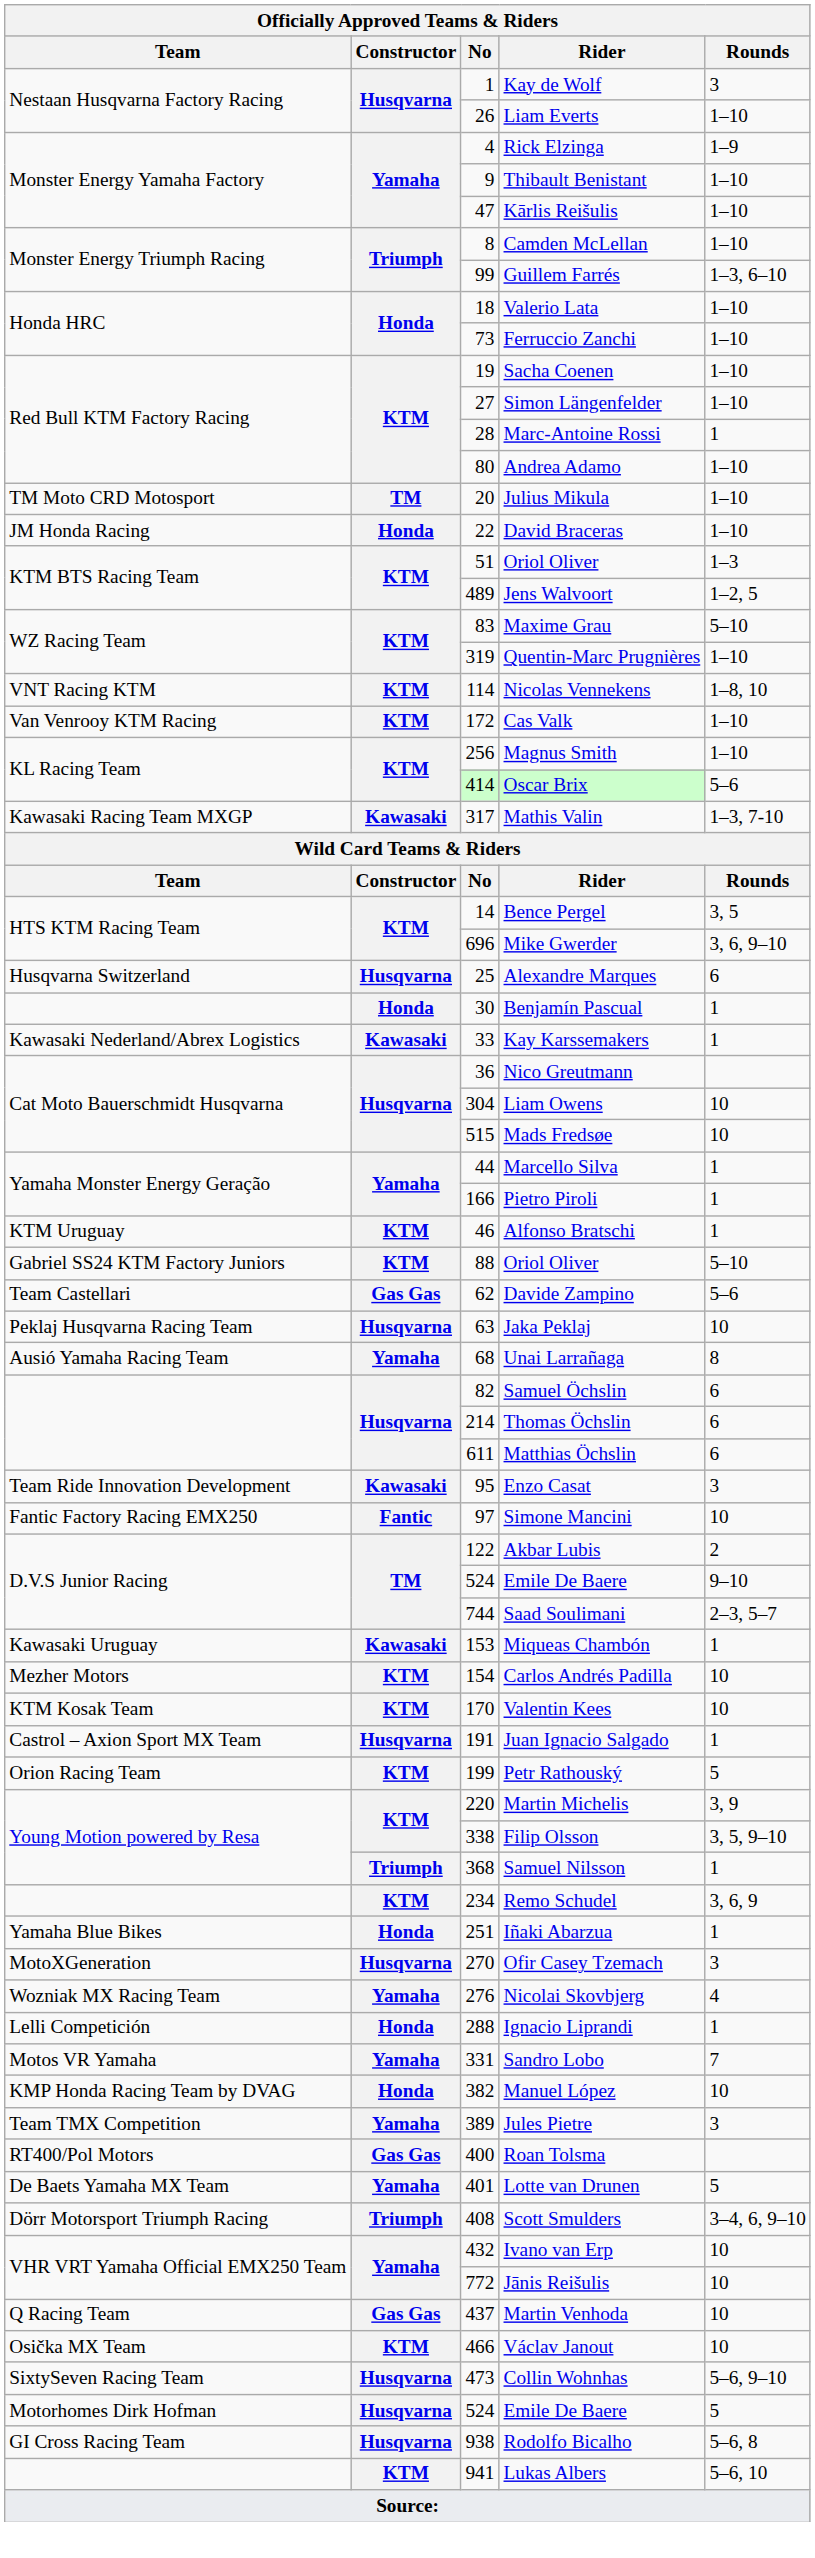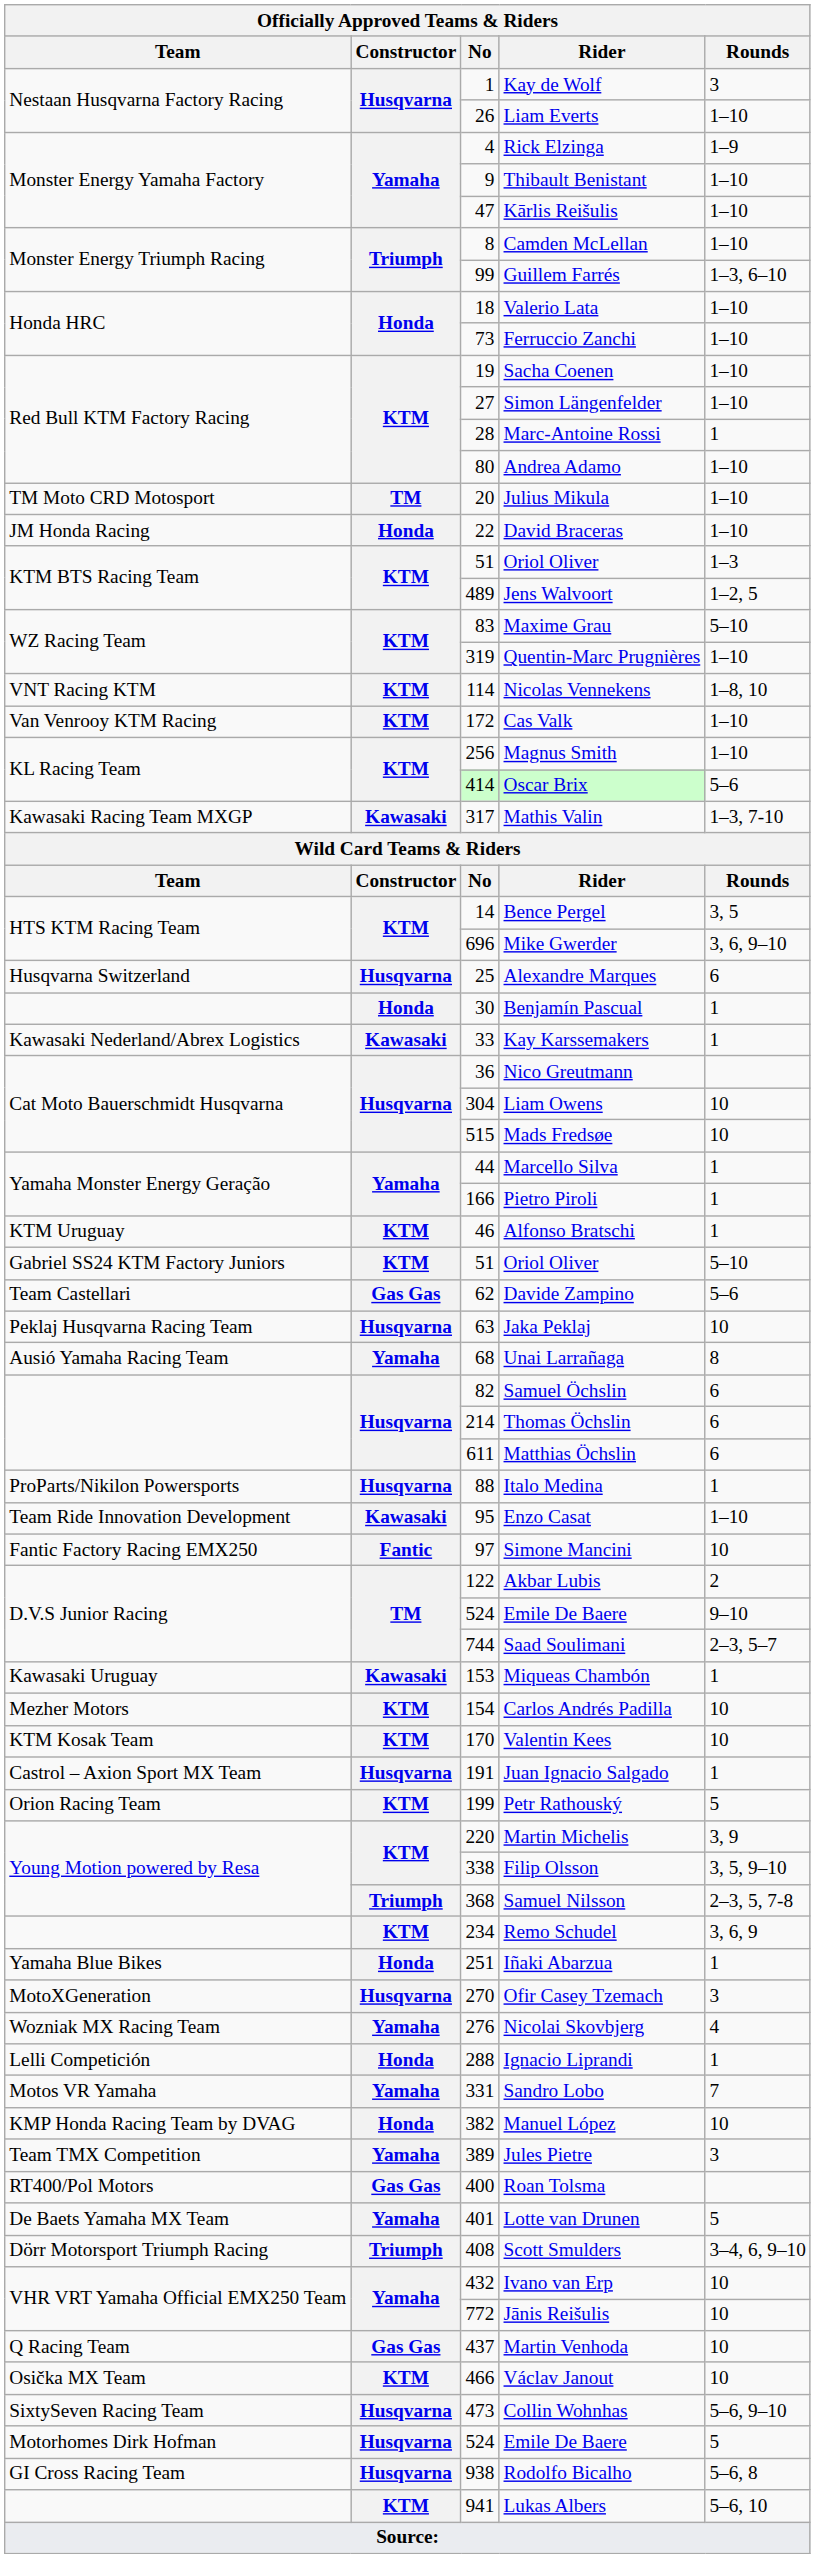(485, 1262) 88 -> (485, 1262) 51
+ row: (124, 1485)
(714, 1485) 3 -> (729, 1517) 1–10
(714, 1867) 1 -> (751, 1899) 2–3, 5, 7-8
